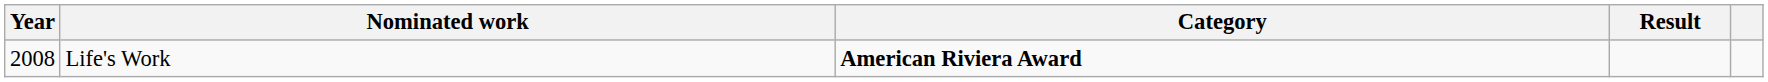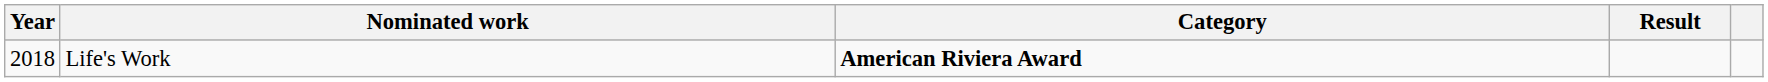(32, 58) 2008 -> (32, 58) 2018
